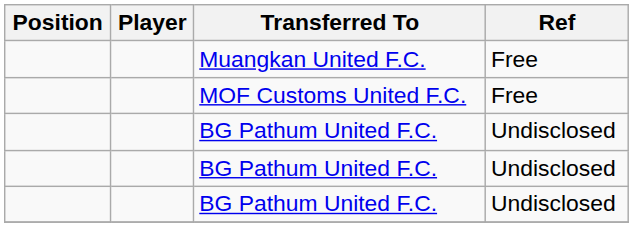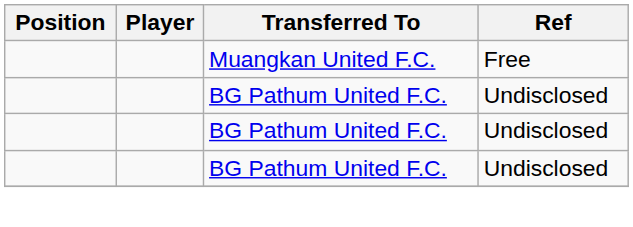- row: (333, 95)
